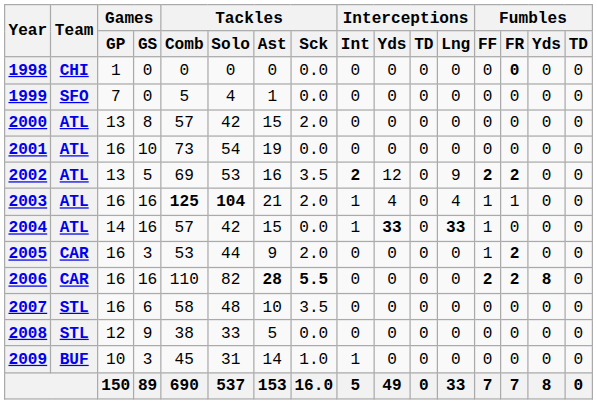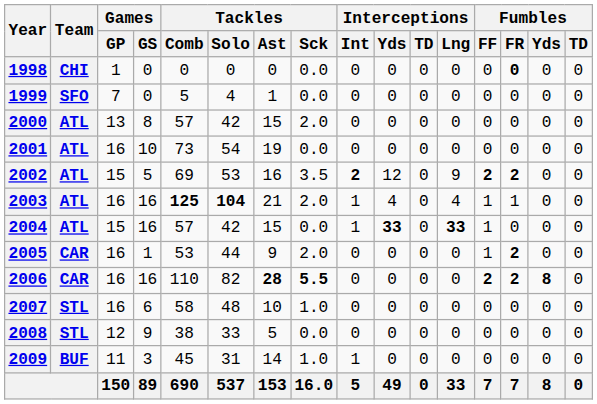(116, 175) 13 -> (116, 175) 15
(116, 228) 14 -> (116, 228) 15
(148, 254) 3 -> (148, 254) 1
(314, 307) 3.5 -> (314, 307) 1.0
(116, 359) 10 -> (116, 359) 11
